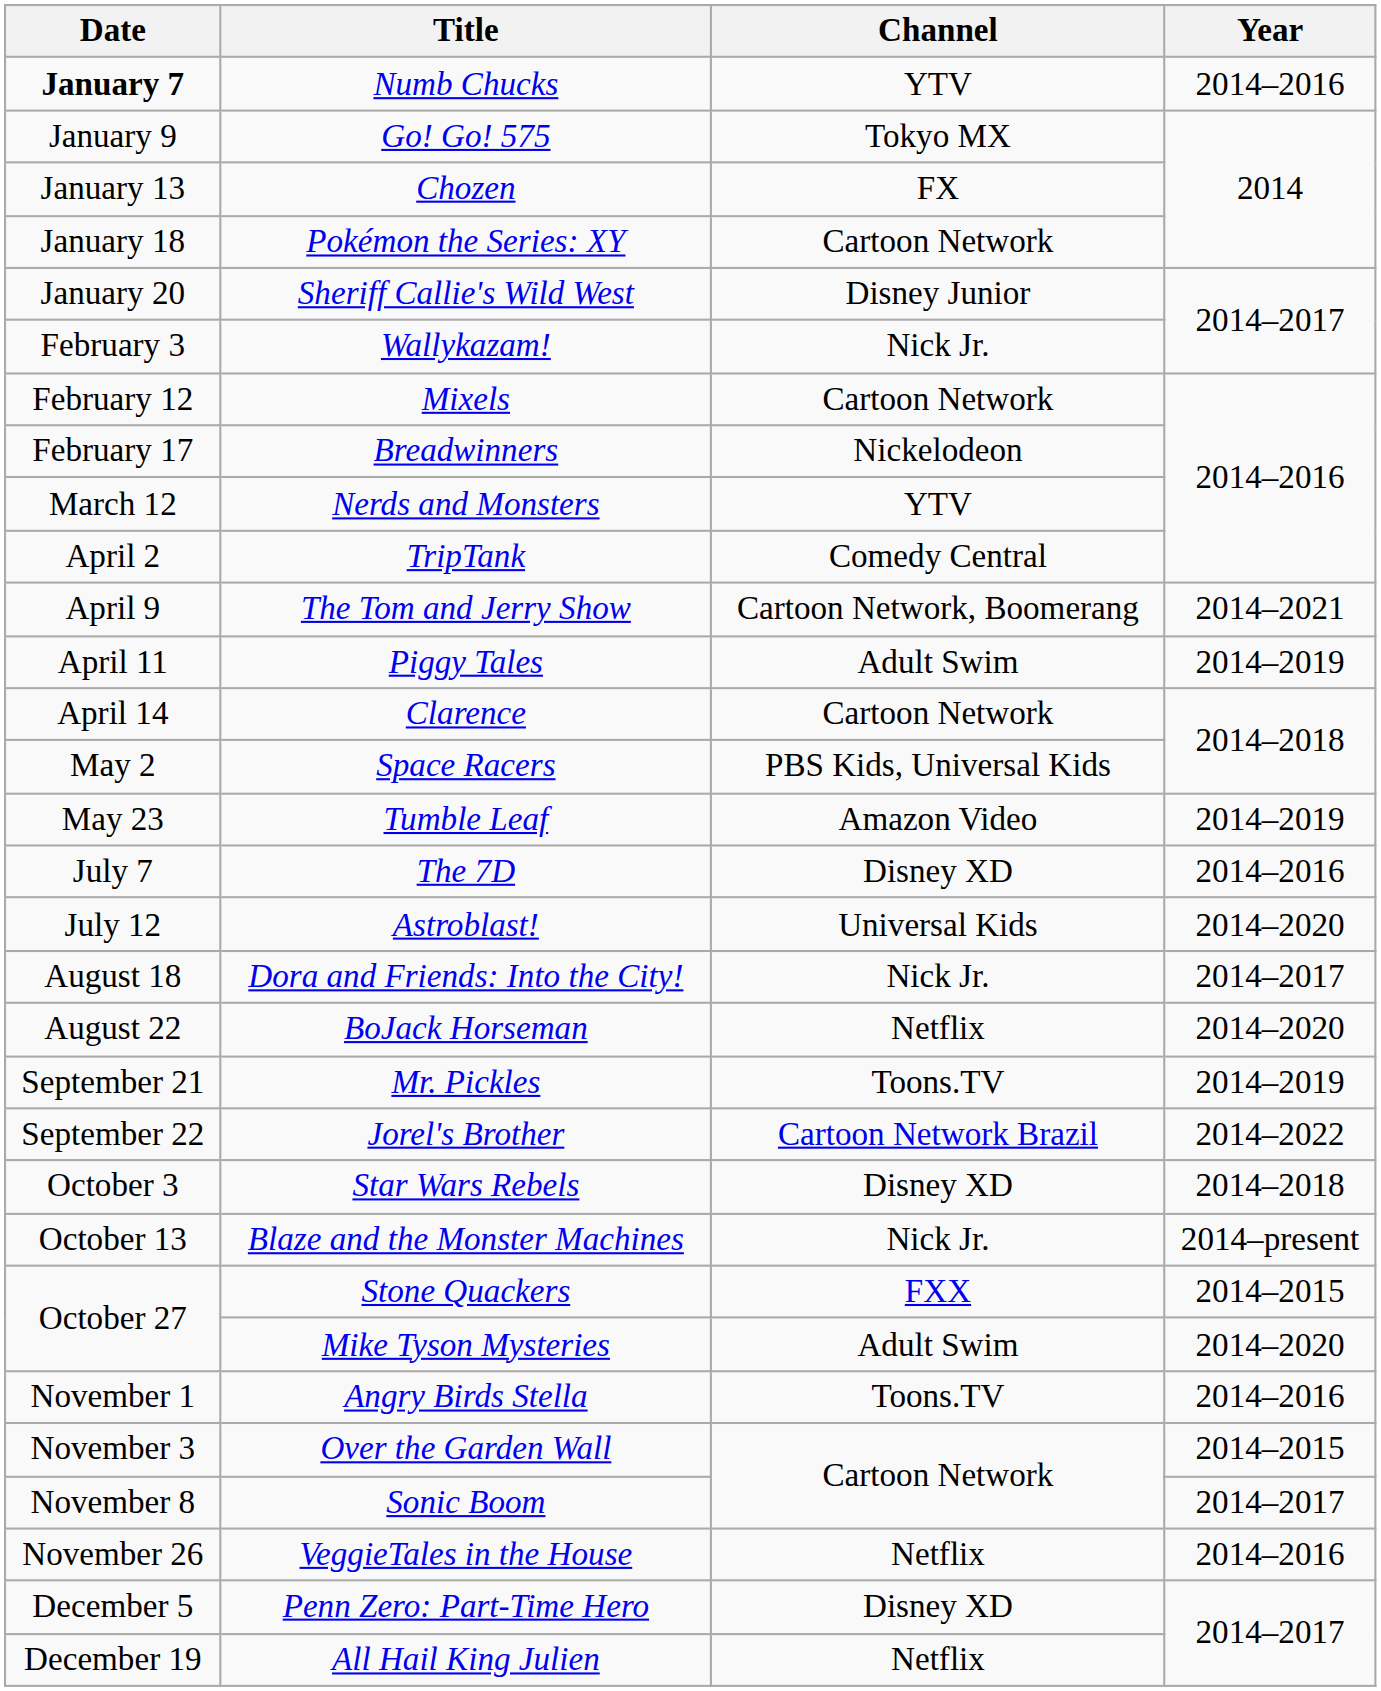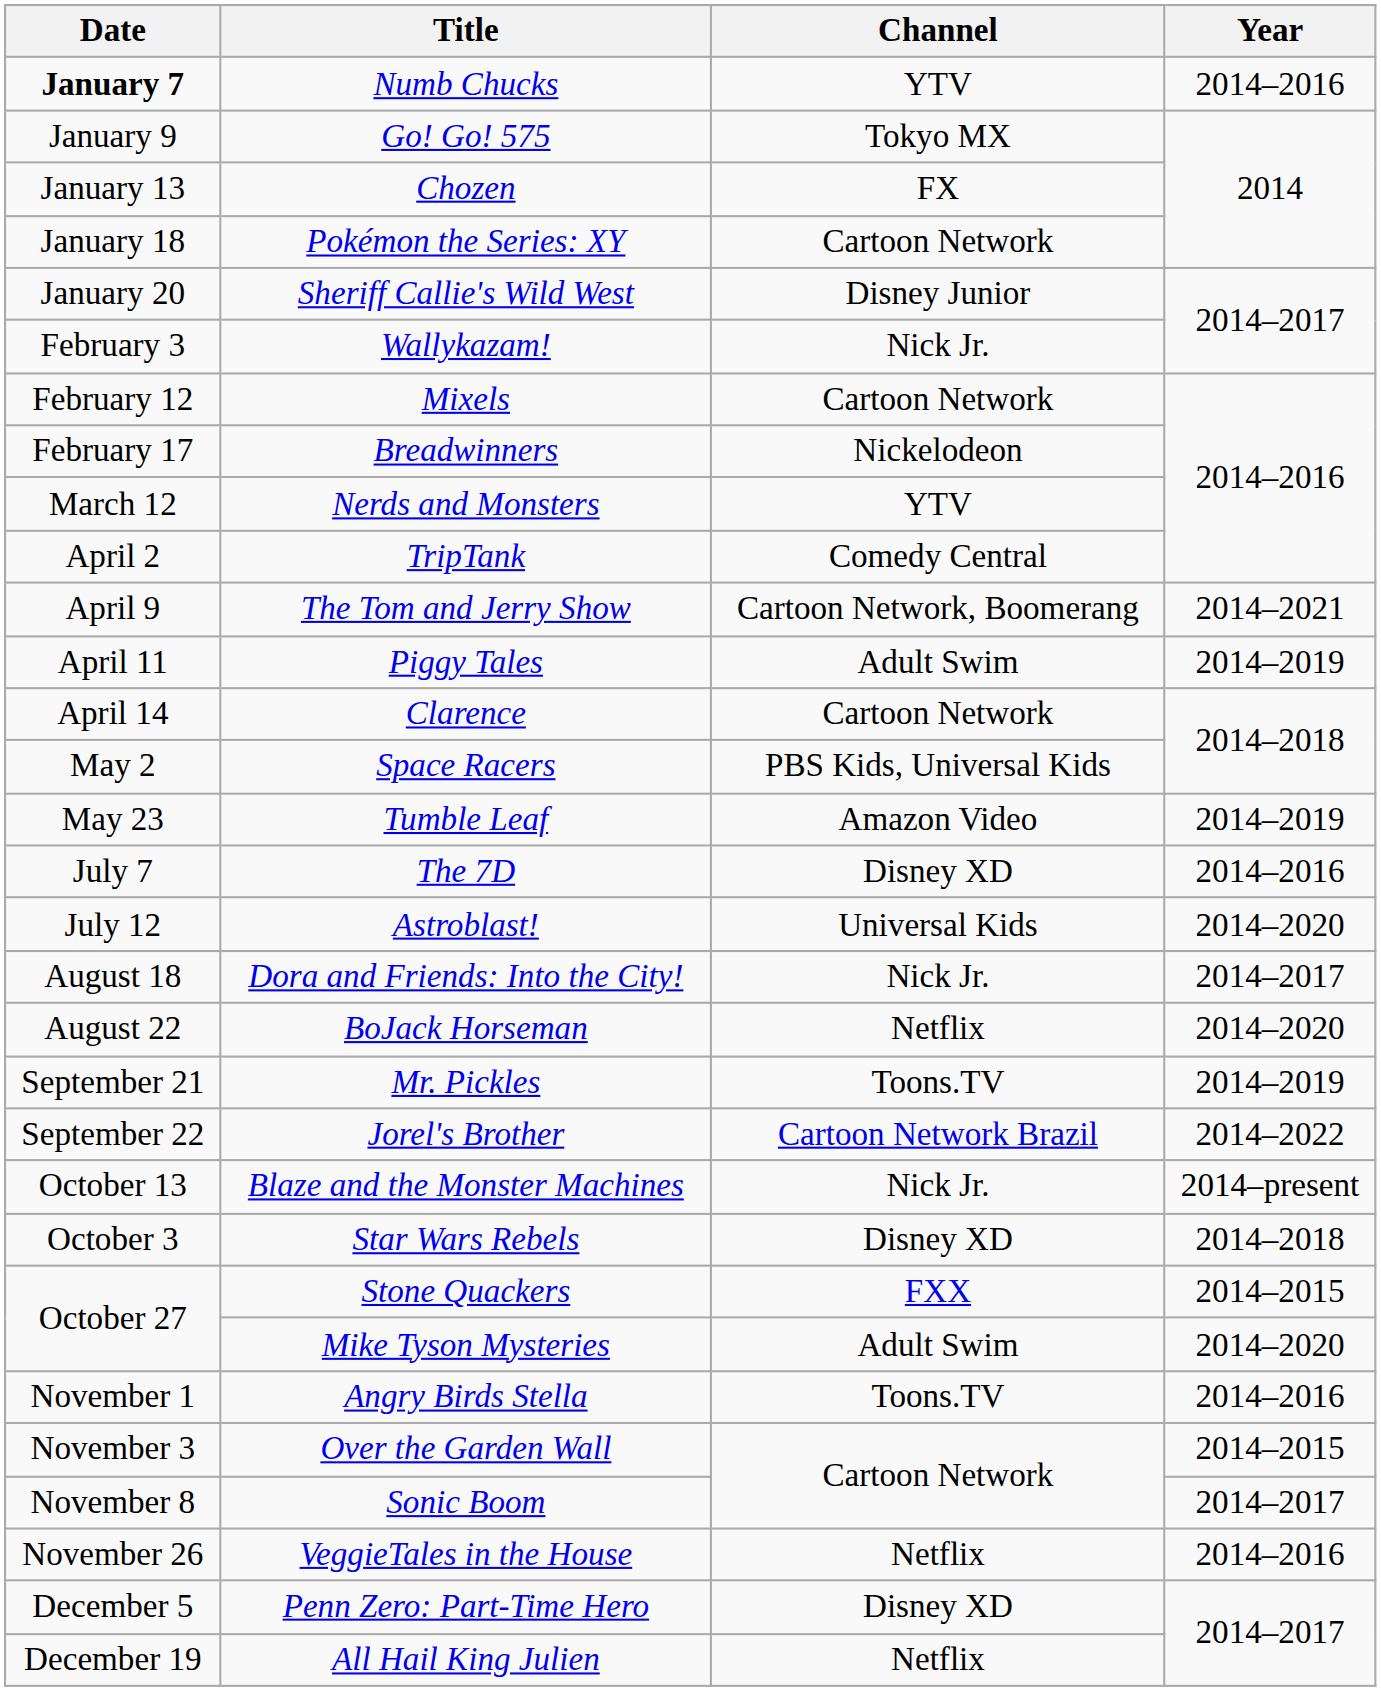rows swapped: (466, 1186) <-> (466, 1238)
